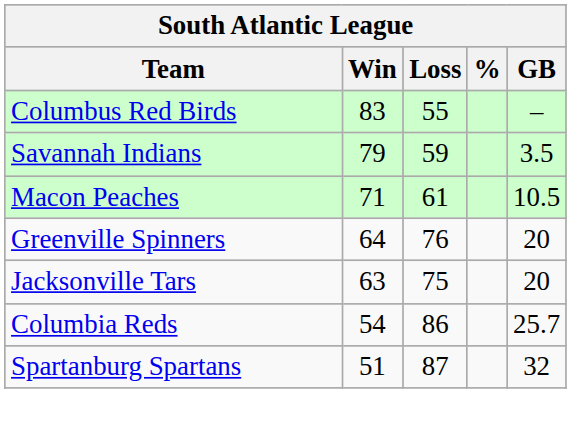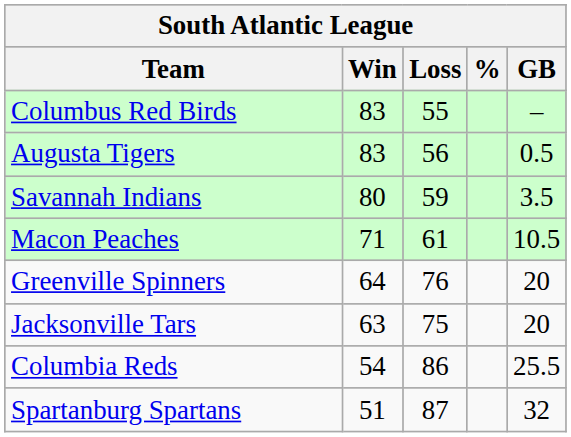+ row: (93, 153)
(372, 153) 79 -> (372, 196) 80
(537, 324) 25.7 -> (537, 366) 25.5
